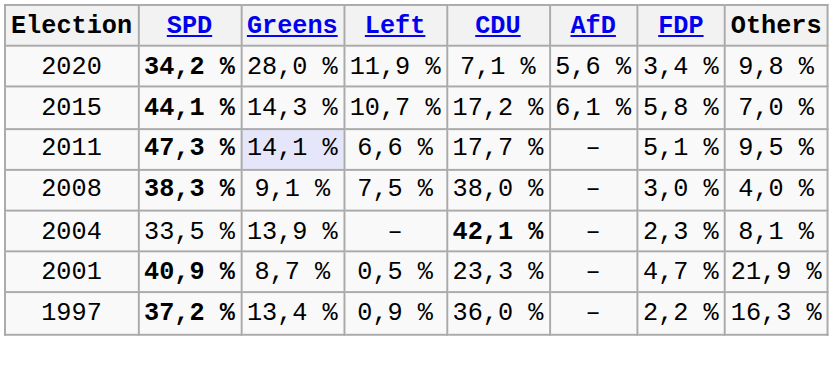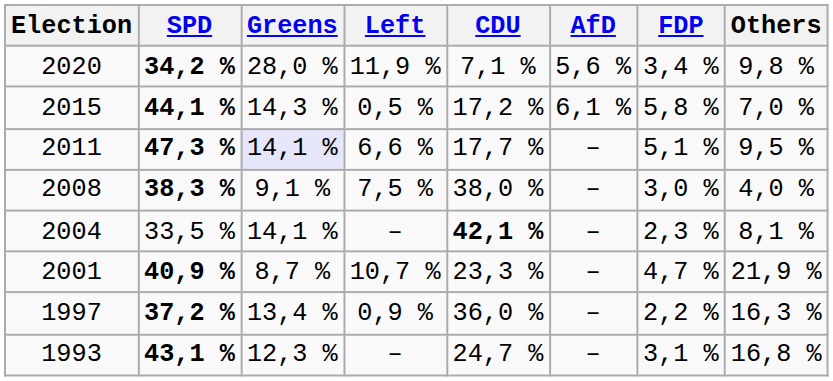(395, 108) 10,7 % -> (395, 108) 0,5 %
(292, 231) 13,9 % -> (292, 231) 14,1 %
(395, 272) 0,5 % -> (395, 272) 10,7 %
+ row: (72, 354)
